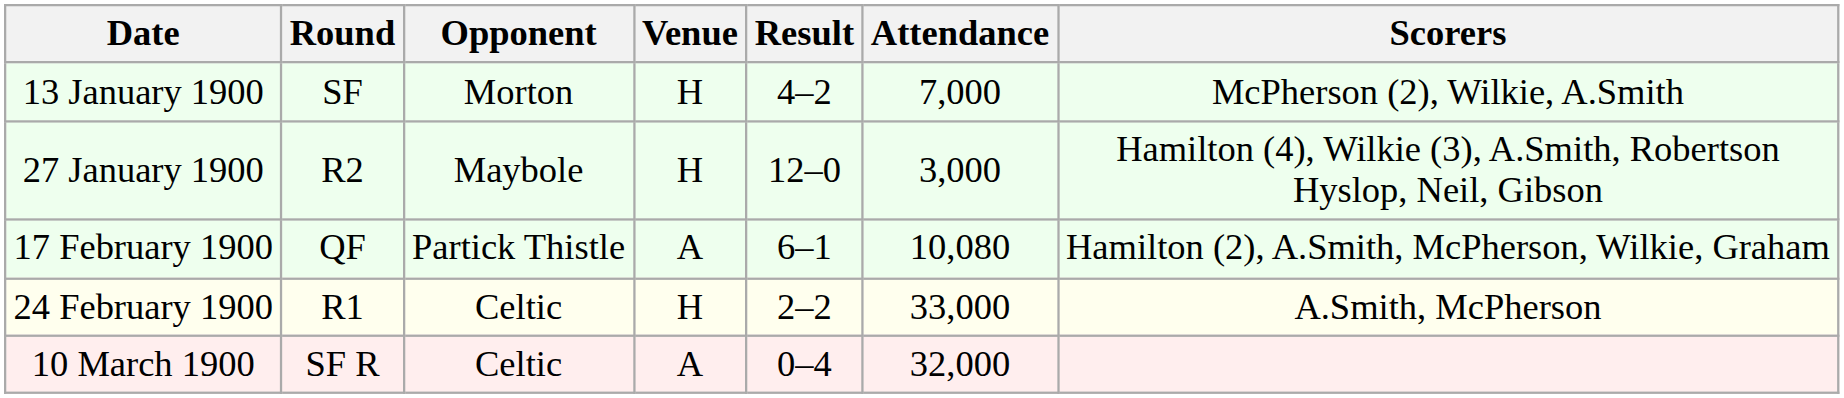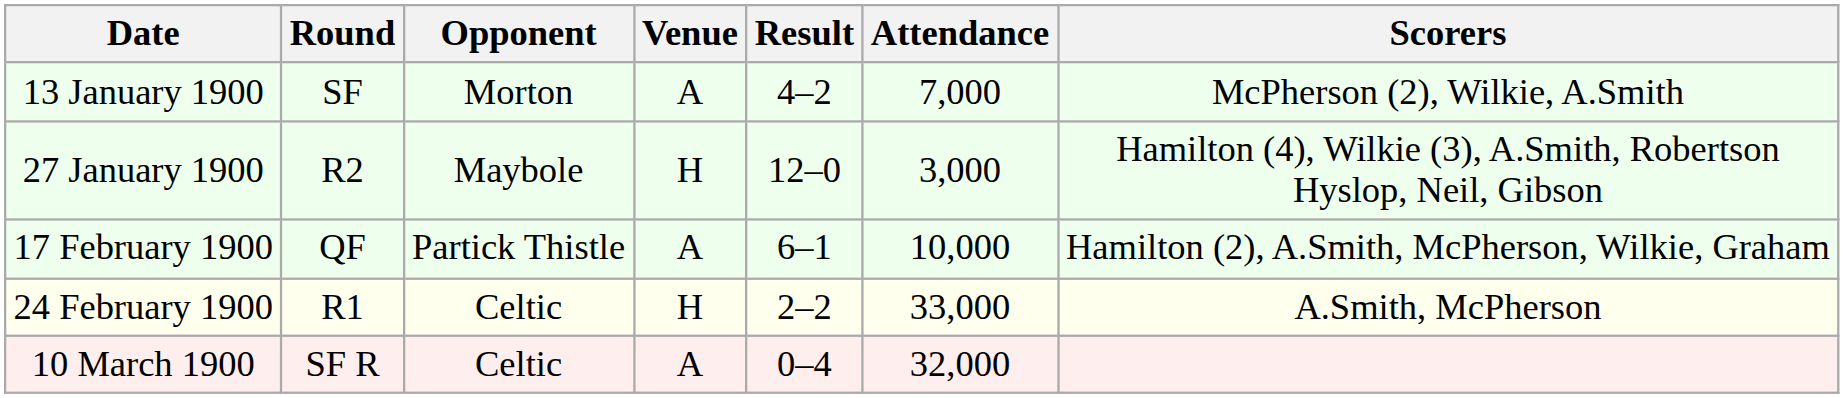(690, 91) H -> (690, 91) A
(960, 248) 10,080 -> (960, 248) 10,000
